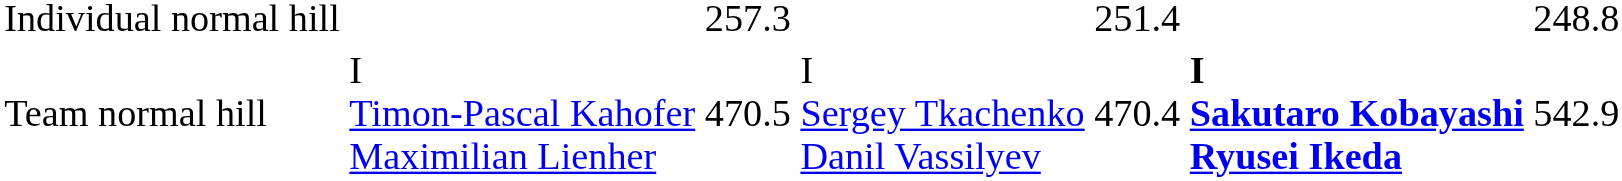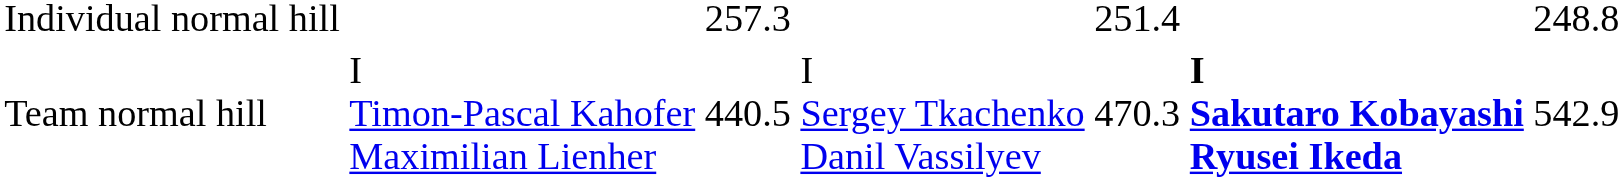(748, 113) 470.5 -> (748, 113) 440.5
(1137, 113) 470.4 -> (1137, 113) 470.3
